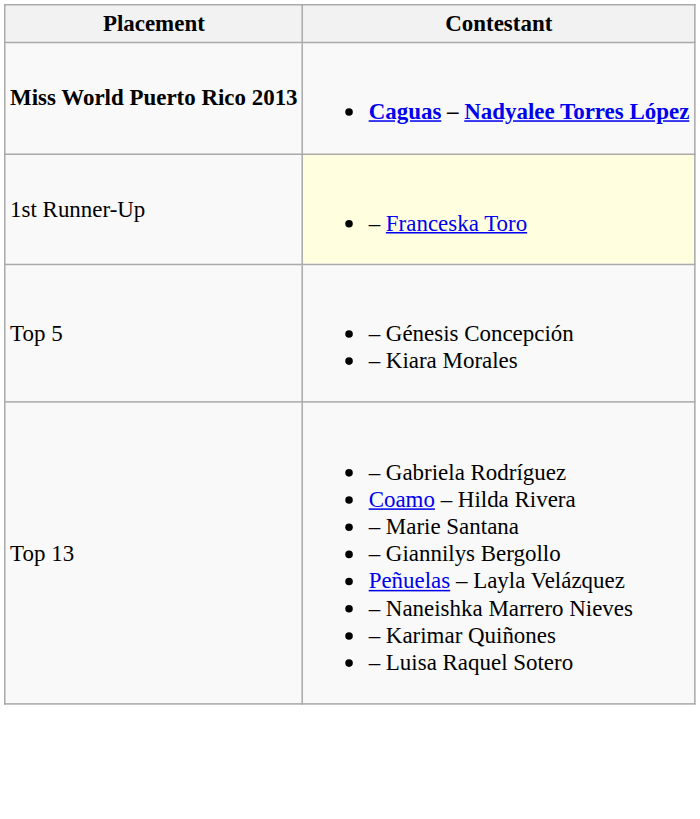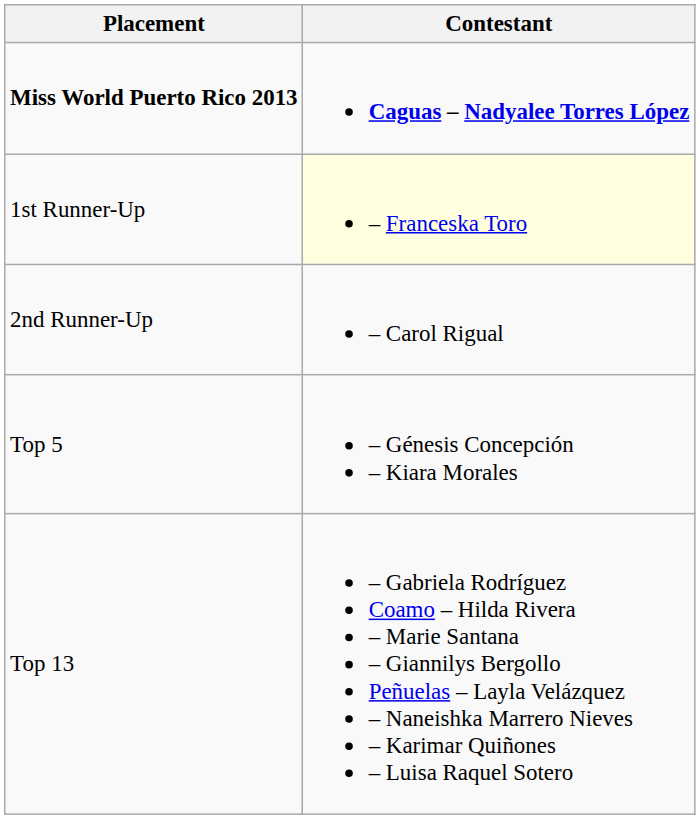+ row: (82, 319)
